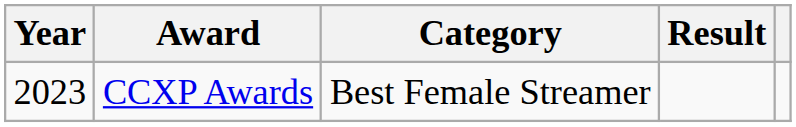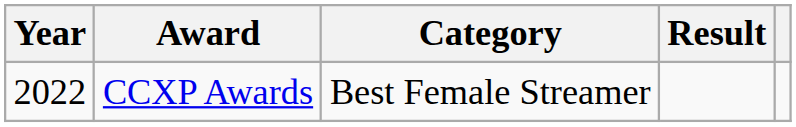(50, 90) 2023 -> (50, 90) 2022
